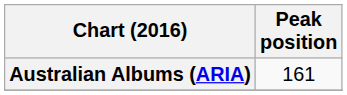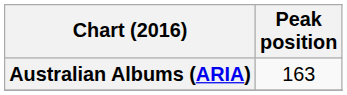(299, 74) 161 -> (299, 74) 163
